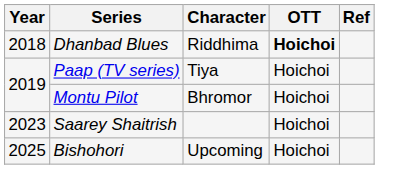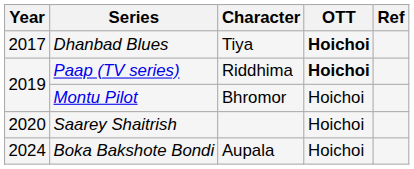(27, 44) 2018 -> (27, 44) 2017
(223, 44) Riddhima -> (237, 44) Tiya
(203, 71) Tiya -> (257, 71) Riddhima
(302, 71) normal -> (339, 71) bold
(27, 124) 2023 -> (27, 124) 2020
+ row: (134, 151)
- row: (89, 151)
